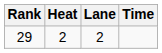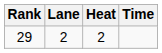columns swapped: (63, 15) <-> (100, 15)
